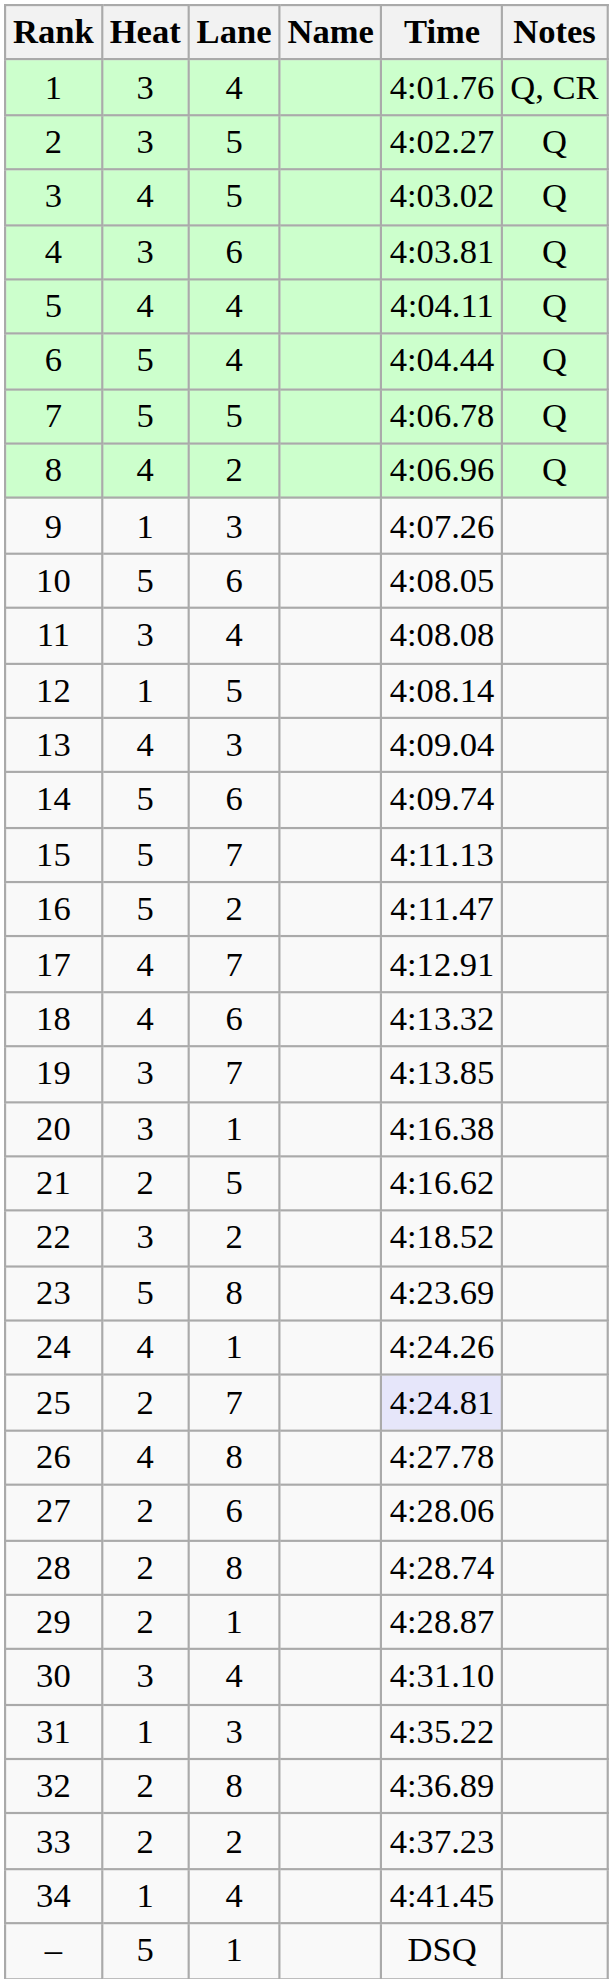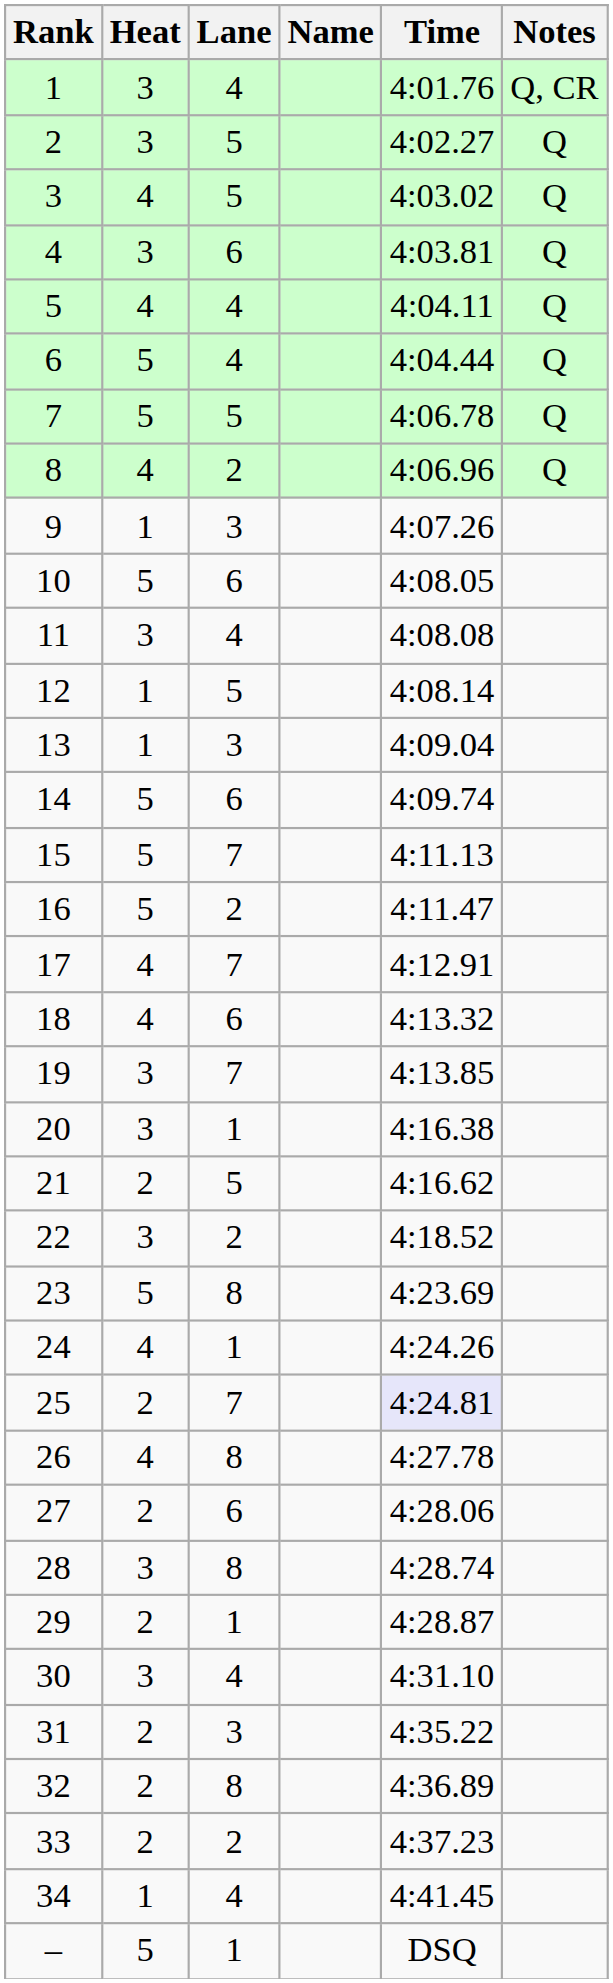(145, 744) 4 -> (145, 744) 1
(145, 1566) 2 -> (145, 1566) 3
(145, 1731) 1 -> (145, 1731) 2
